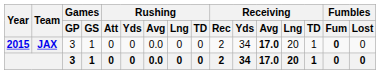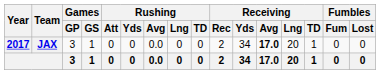(18, 45) 2015 -> (18, 45) 2017
(336, 45) bold -> (336, 45) normal
